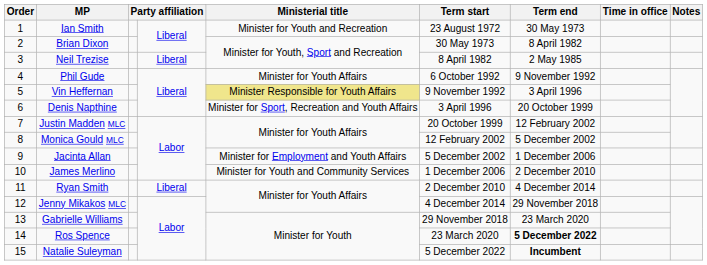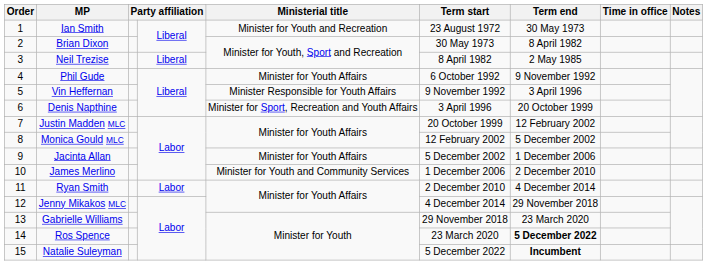(313, 92) khaki background -> (313, 92) no background
(313, 156) Minister for Employment and Youth Affairs -> (313, 156) Minister for Youth Affairs
(172, 188) Liberal -> (172, 188) Labor
